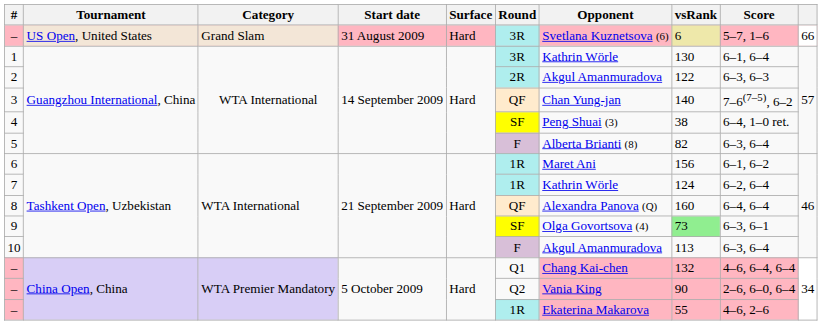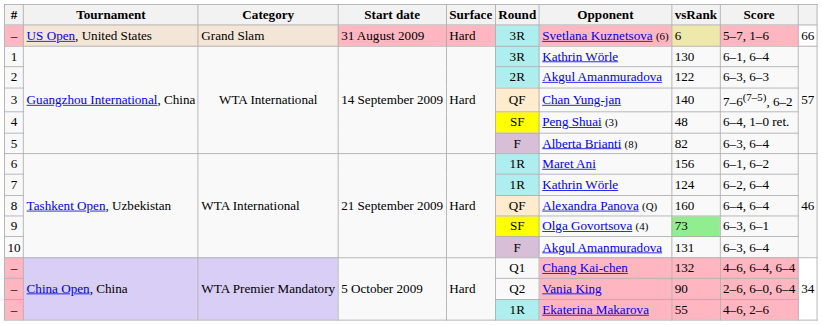(681, 122) 38 -> (681, 122) 48
(684, 247) 113 -> (685, 247) 131
